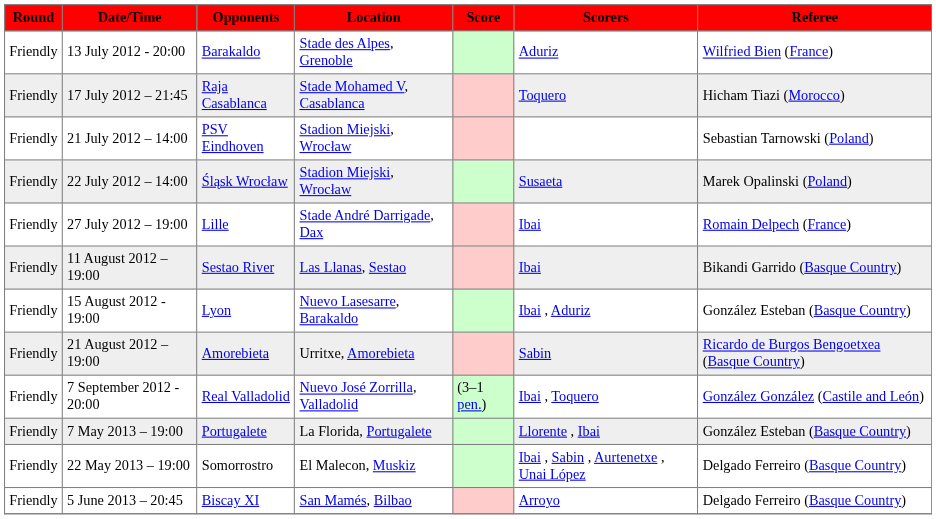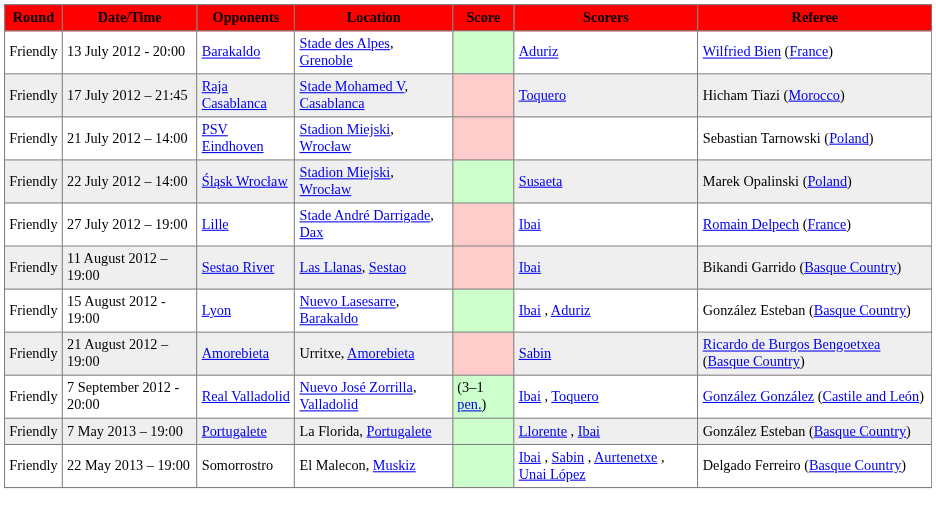- row: (125, 500)
